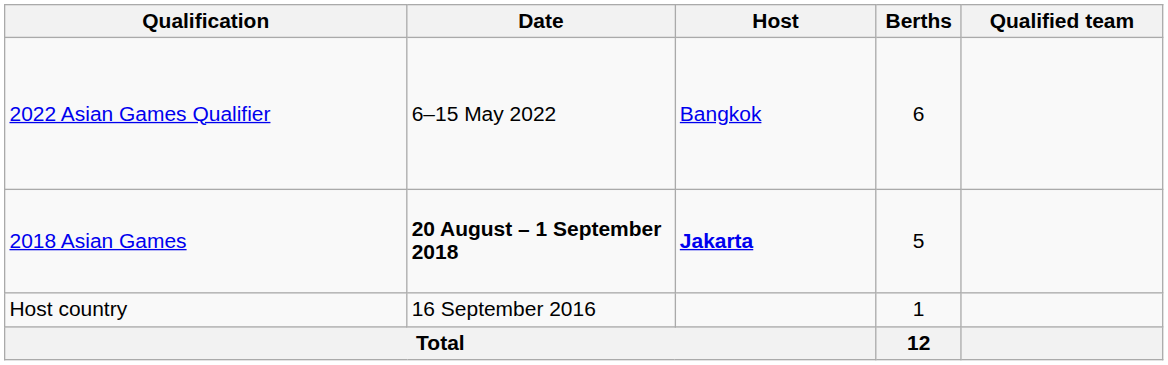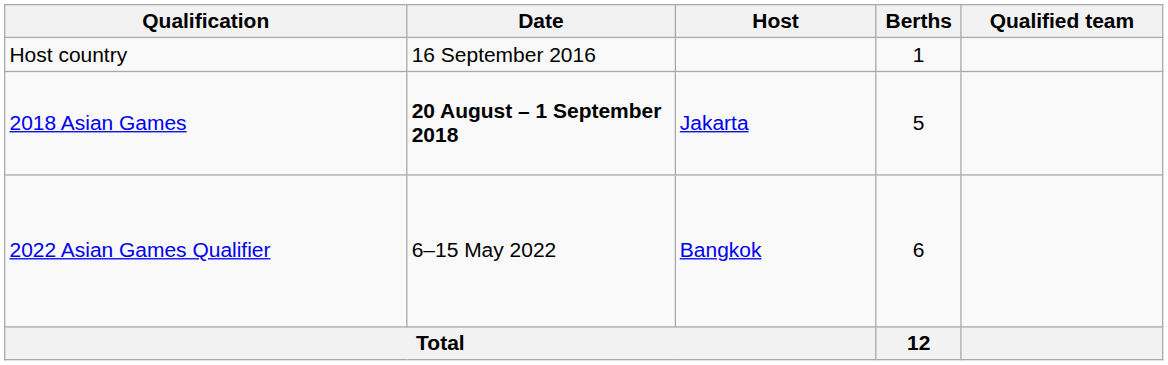rows swapped: (68, 309) <-> (140, 113)
(717, 240) bold -> (714, 122) normal
